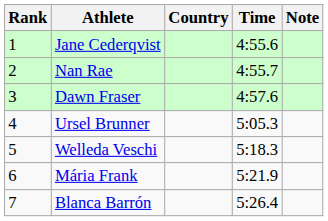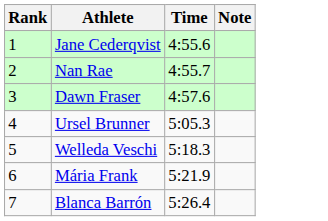- column: (198, 17)
